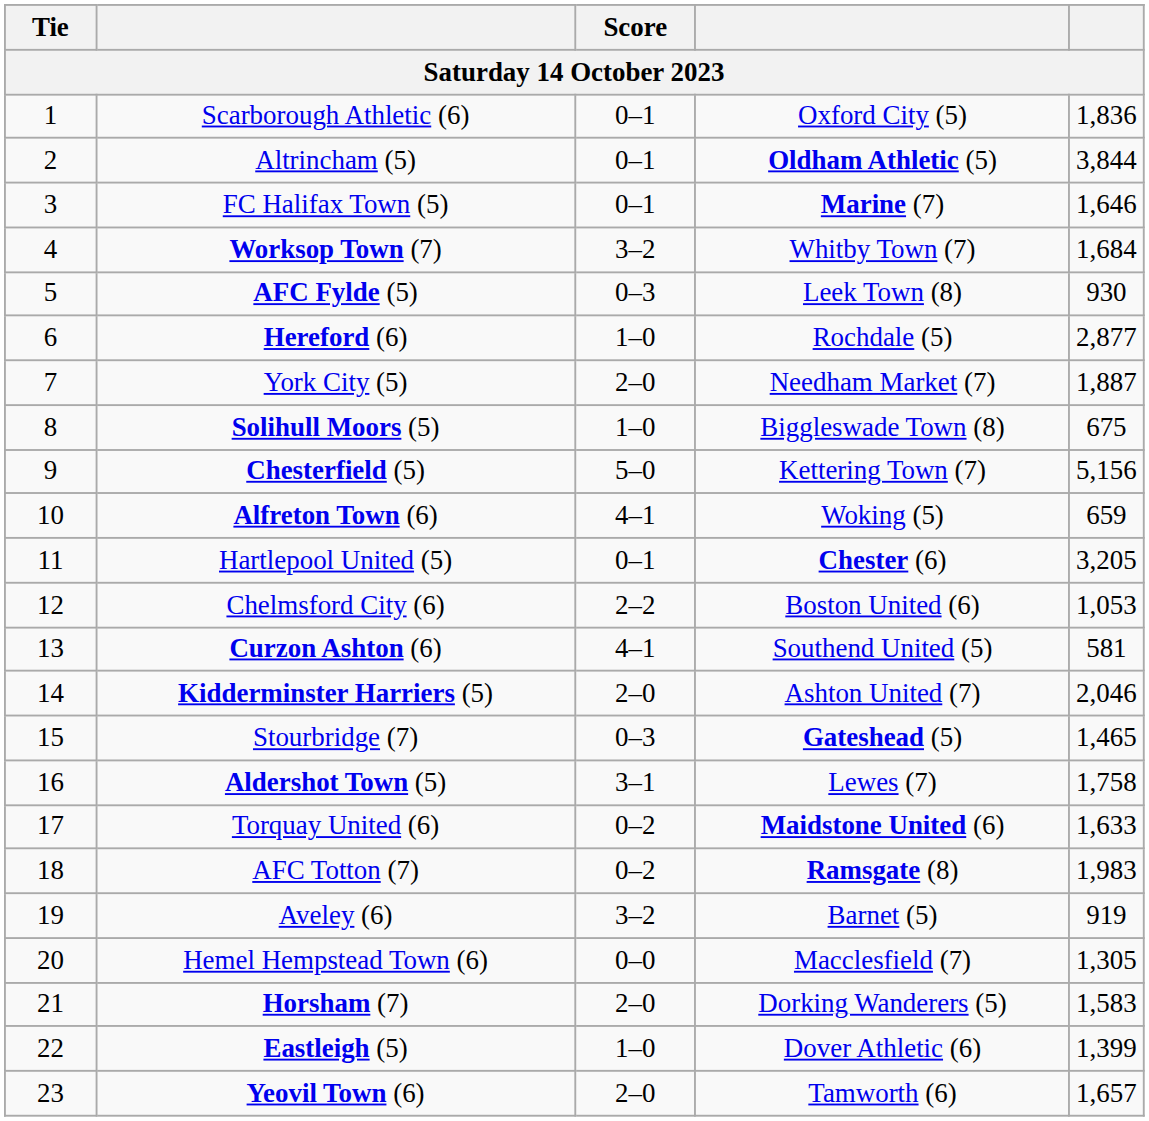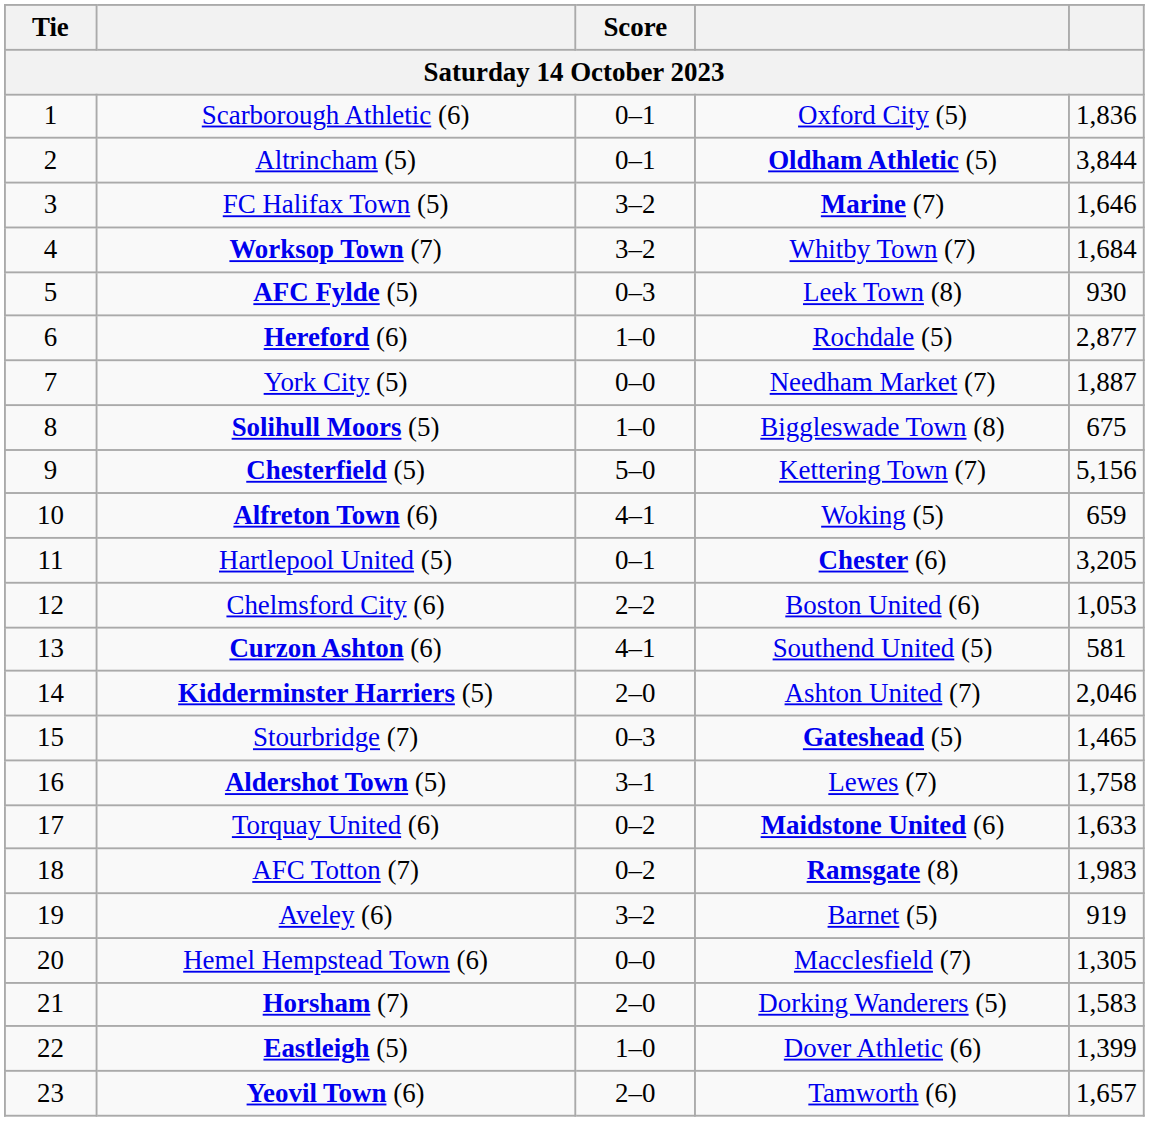(635, 204) 0–1 -> (635, 204) 3–2
(635, 382) 2–0 -> (635, 382) 0–0
